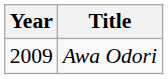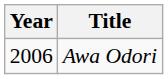(31, 55) 2009 -> (31, 55) 2006
